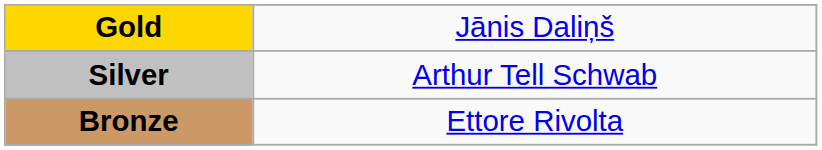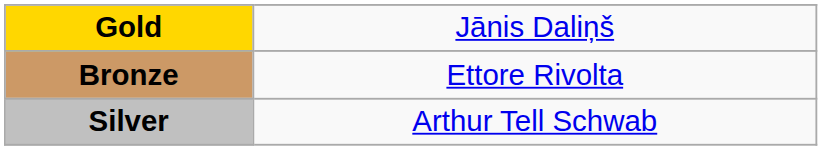rows swapped: (129, 74) <-> (129, 121)
